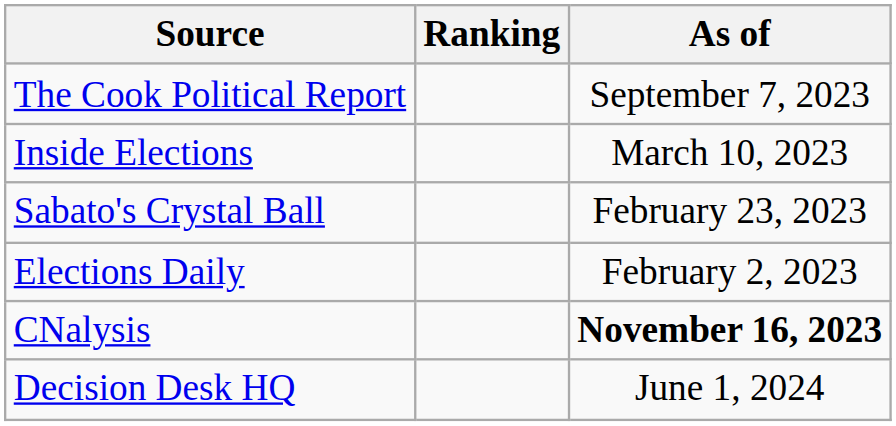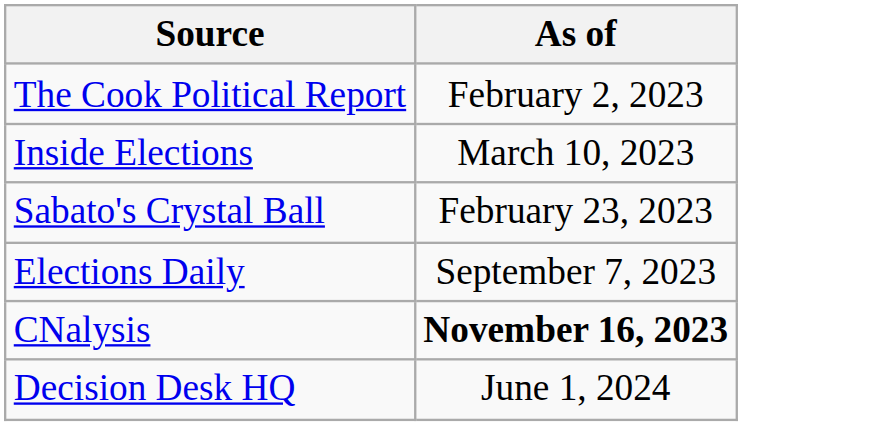- column: (492, 34)
(730, 93) September 7, 2023 -> (576, 93) February 2, 2023
(730, 270) February 2, 2023 -> (576, 270) September 7, 2023
